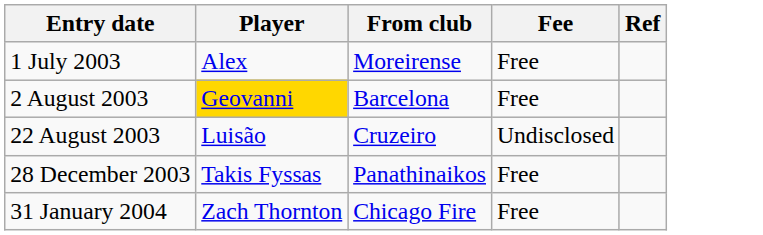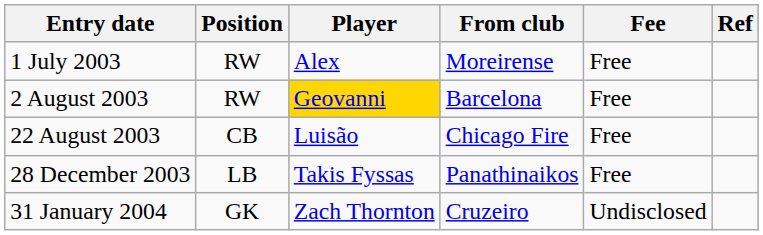+ column: (242, 23)
(395, 135) Cruzeiro -> (507, 135) Chicago Fire
(555, 135) Undisclosed -> (610, 135) Free
(415, 211) Chicago Fire -> (487, 211) Cruzeiro
(518, 211) Free -> (648, 211) Undisclosed
